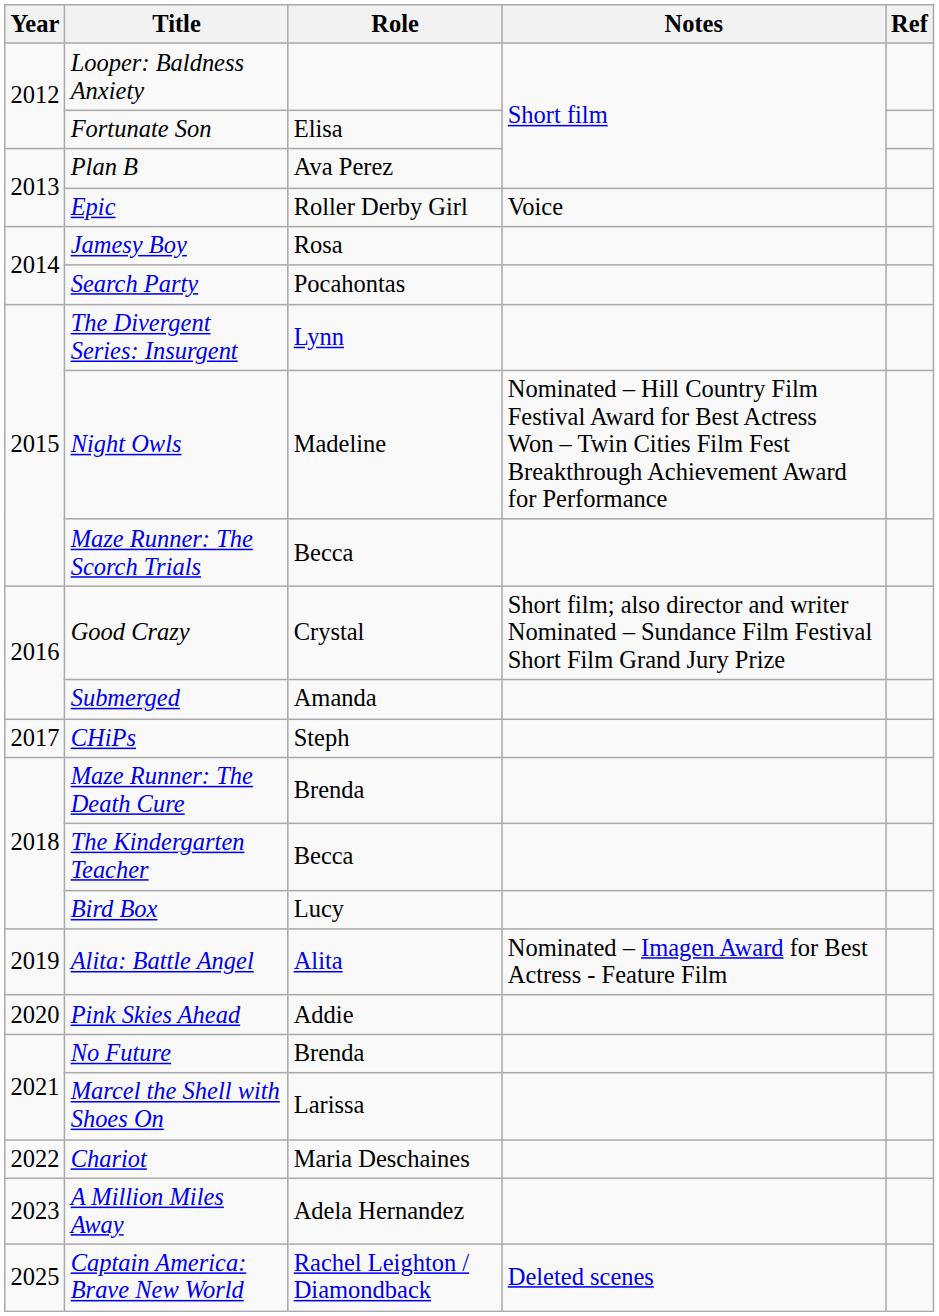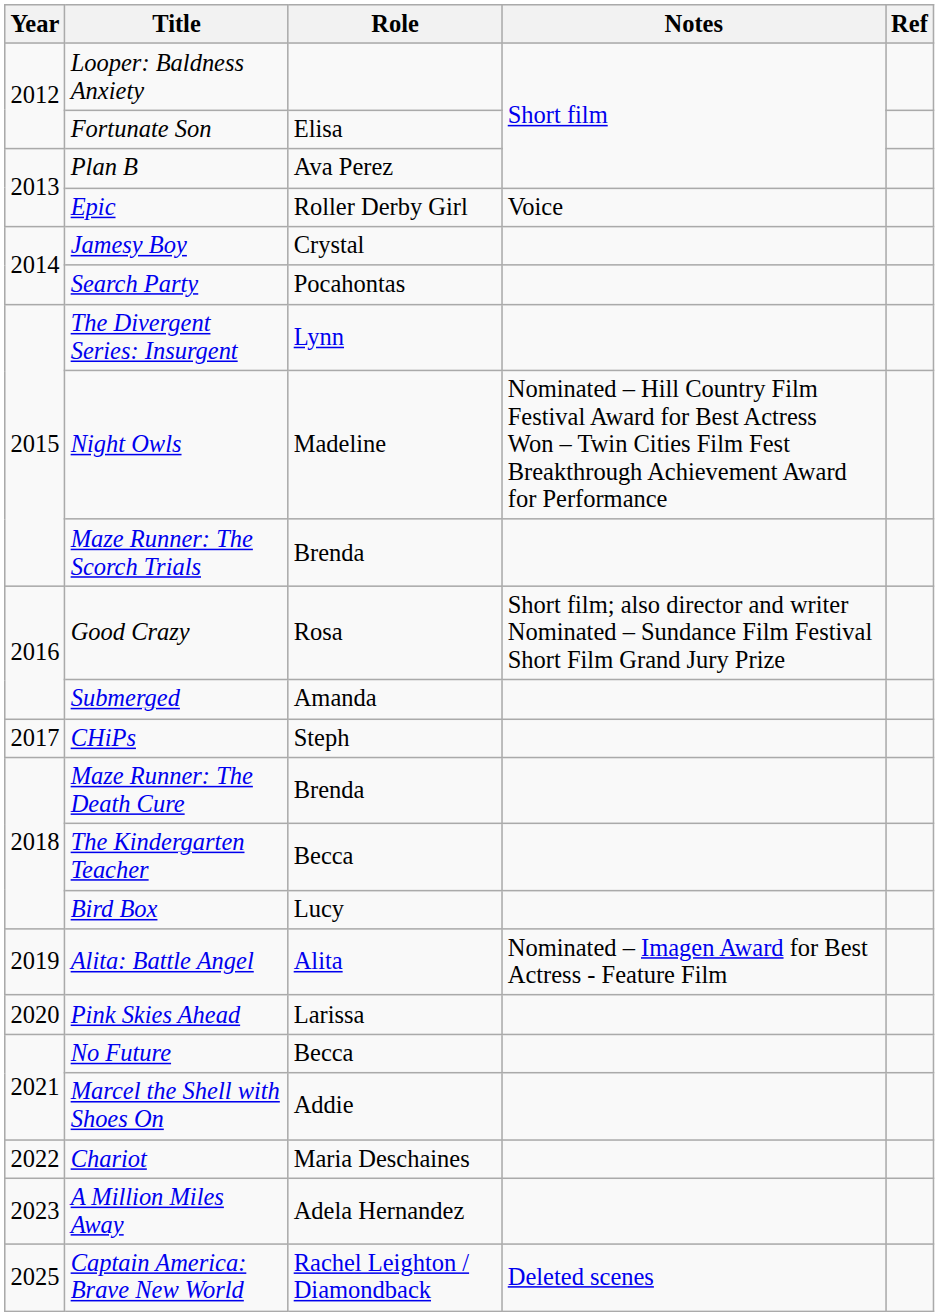(318, 245) Rosa -> (329, 245) Crystal
(324, 552) Becca -> (329, 552) Brenda
(329, 632) Crystal -> (318, 632) Rosa
(324, 1014) Addie -> (329, 1014) Larissa
(329, 1053) Brenda -> (324, 1053) Becca
(329, 1105) Larissa -> (324, 1105) Addie
